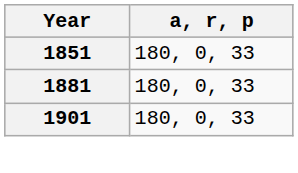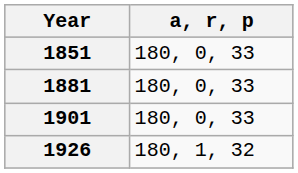+ row: (67, 152)
